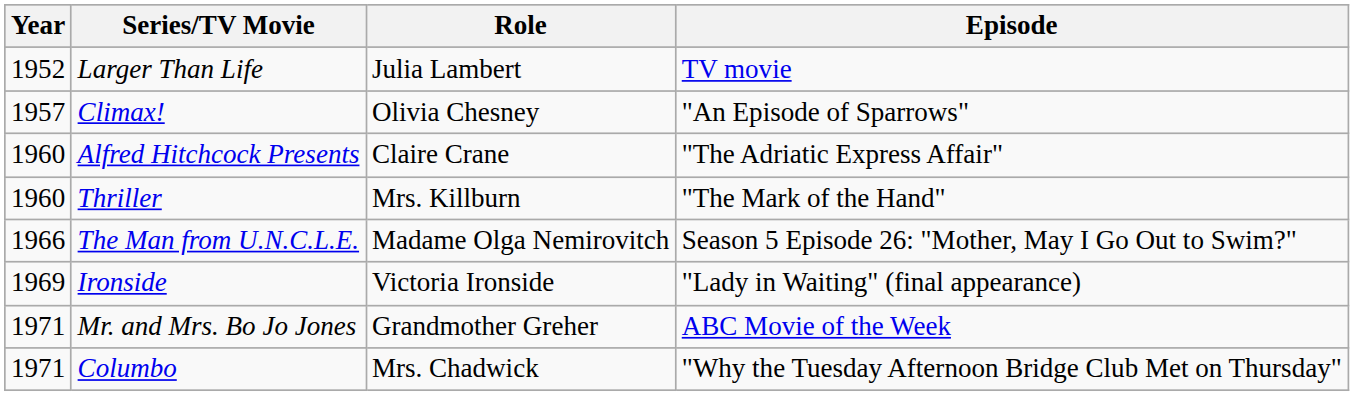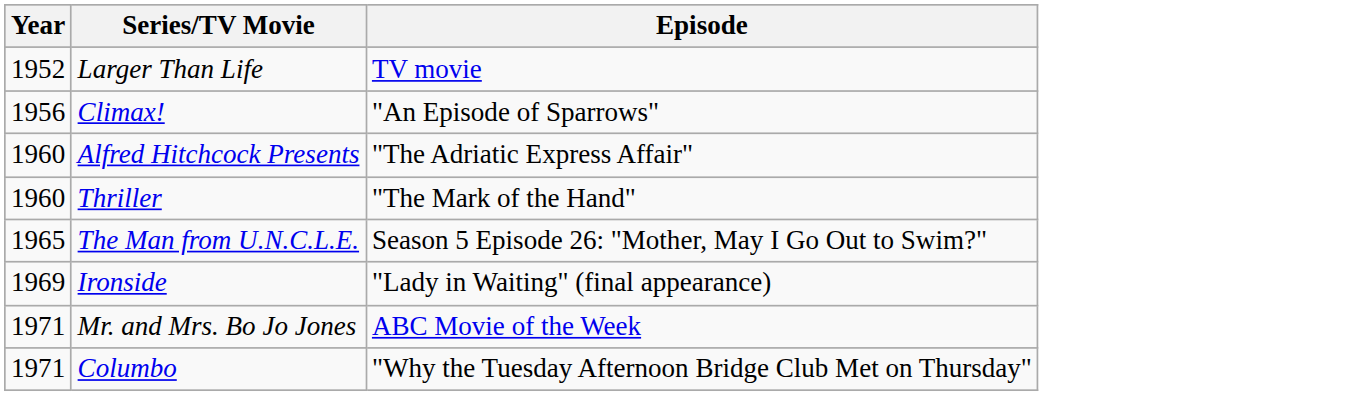- column: (521, 25)
(38, 111) 1957 -> (38, 111) 1956
(38, 240) 1966 -> (38, 240) 1965
